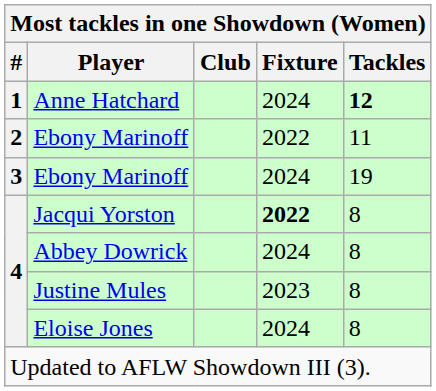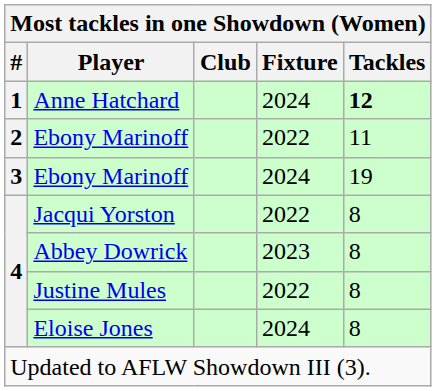(286, 213) bold -> (286, 213) normal
(286, 251) 2024 -> (286, 251) 2023
(286, 289) 2023 -> (286, 289) 2022
